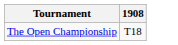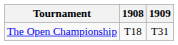+ column: (160, 13)
